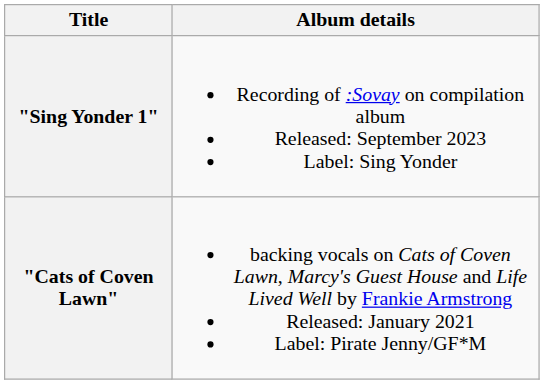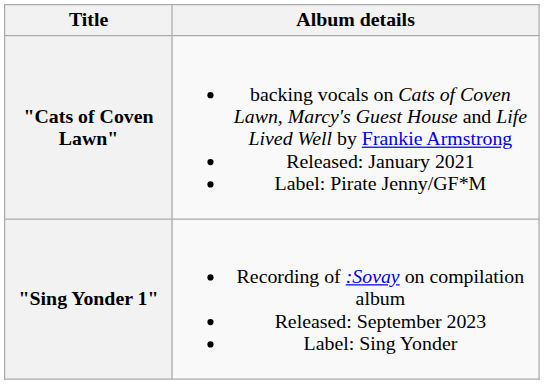rows swapped: (89, 287) <-> (89, 116)
